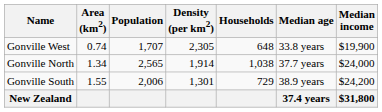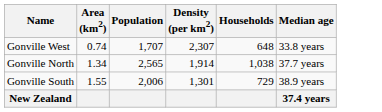- column: (357, 20)
(202, 46) 2,305 -> (202, 46) 2,307
